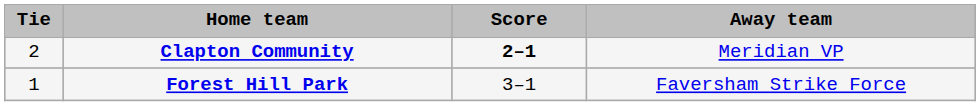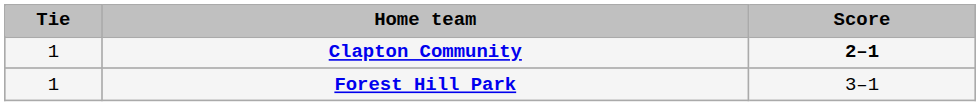- column: (781, 20)
(34, 52) 2 -> (53, 52) 1
